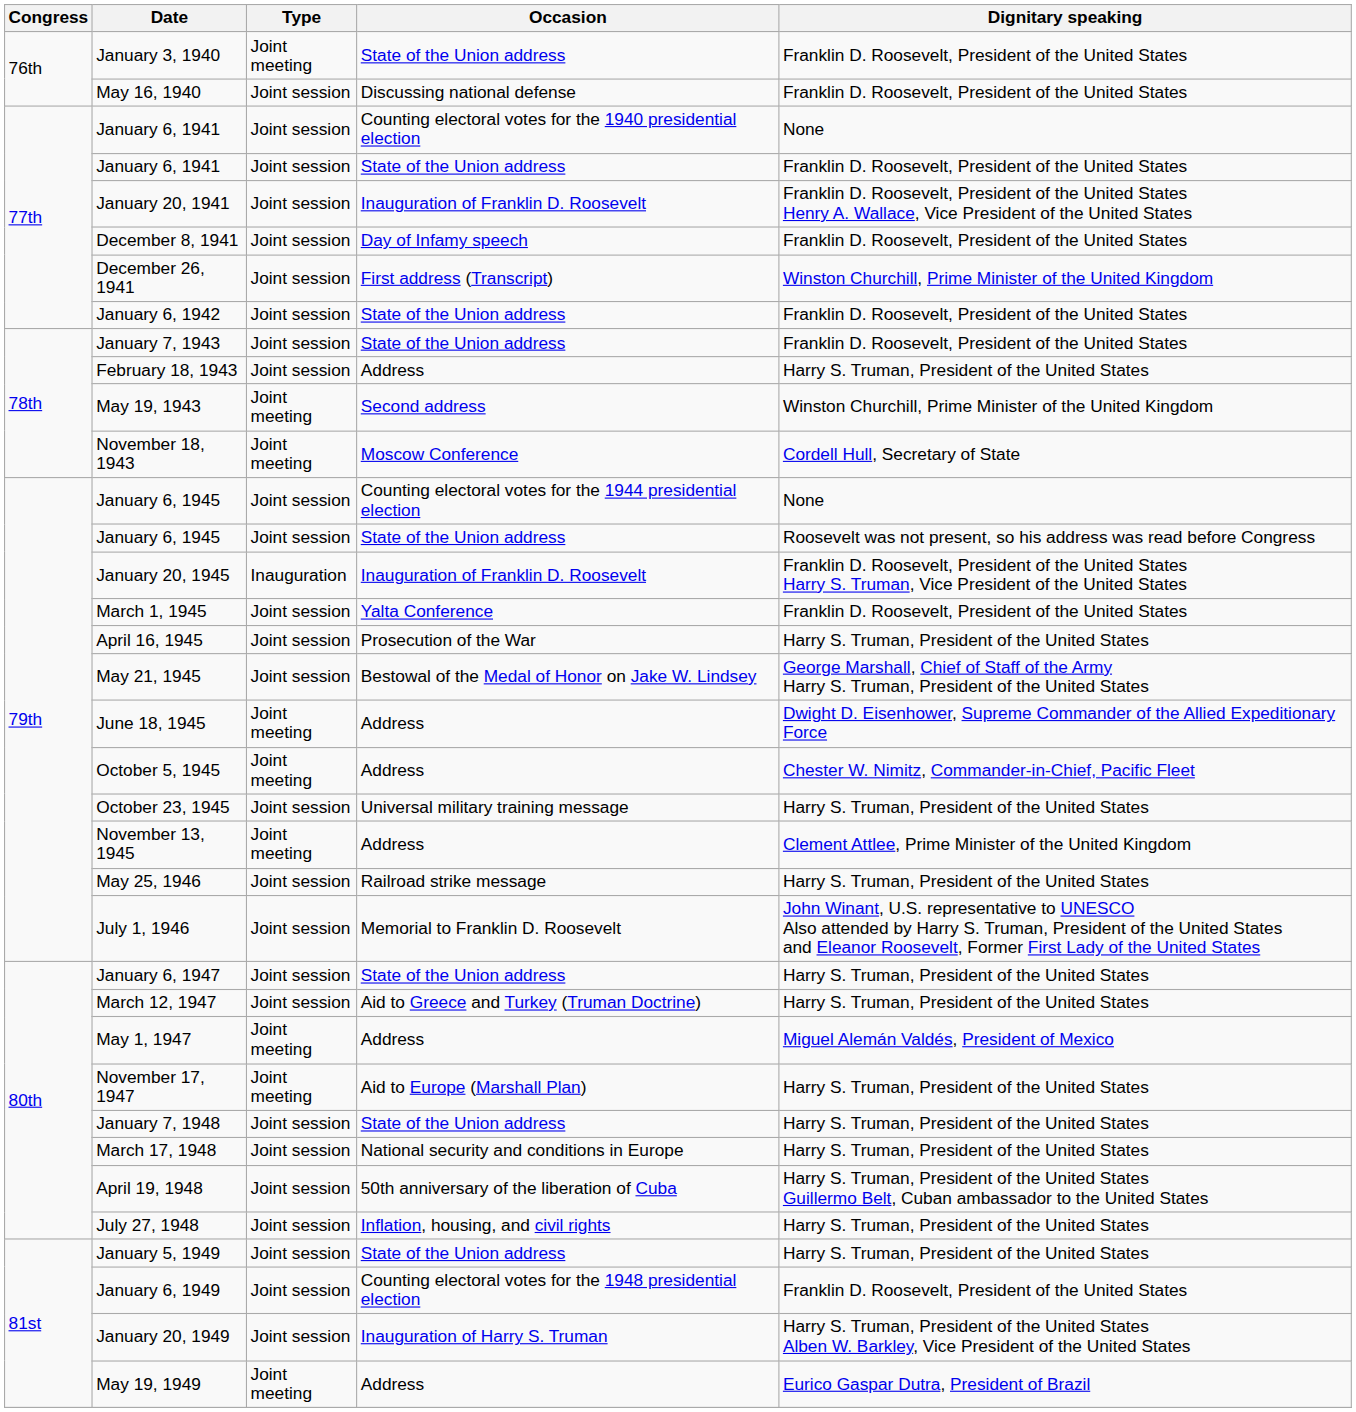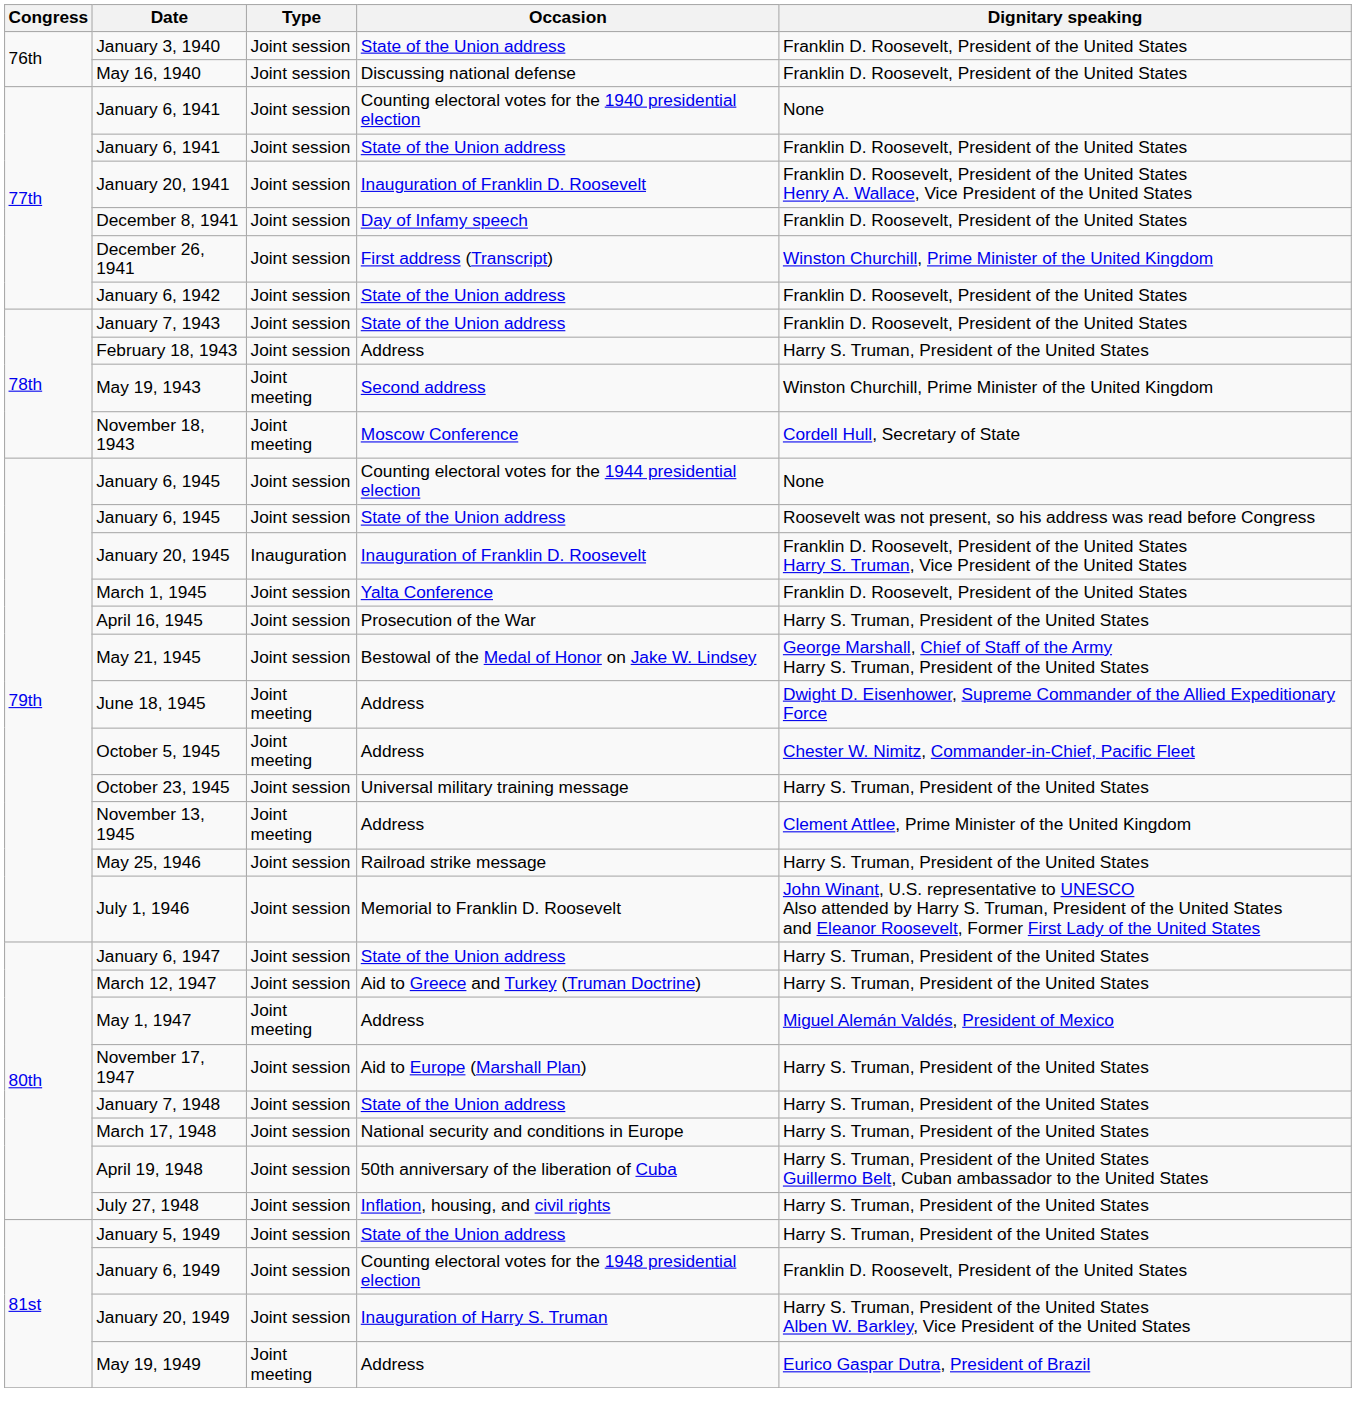(281, 55) Joint meeting -> (300, 45) Joint session
(281, 1086) Joint meeting -> (300, 1067) Joint session
